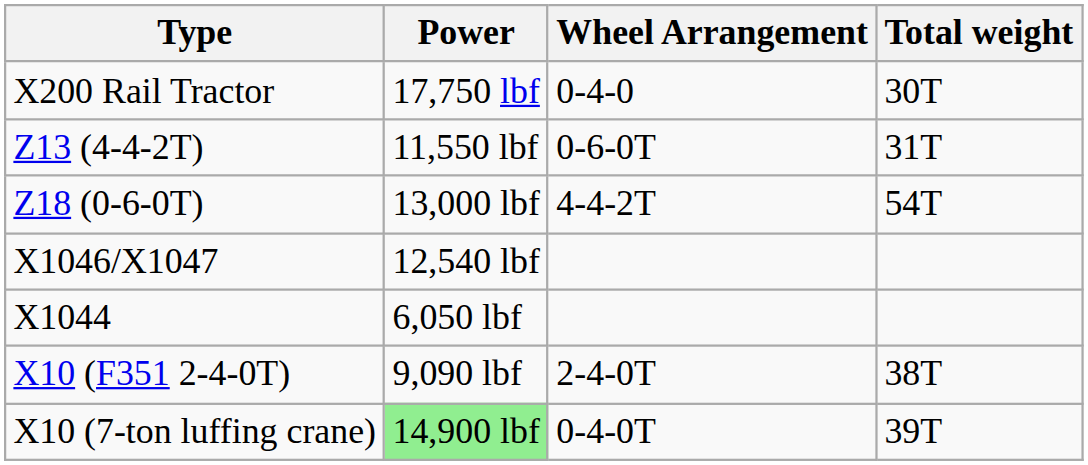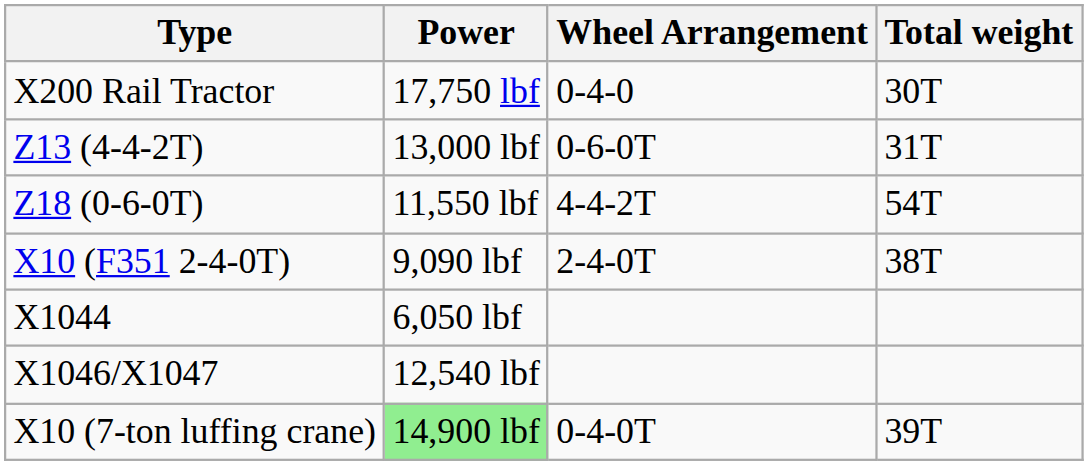(466, 146) 11,550 lbf -> (466, 146) 13,000 lbf
(466, 203) 13,000 lbf -> (466, 203) 11,550 lbf
rows swapped: (152, 373) <-> (116, 260)
